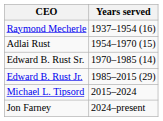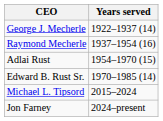+ row: (46, 28)
- row: (45, 76)
